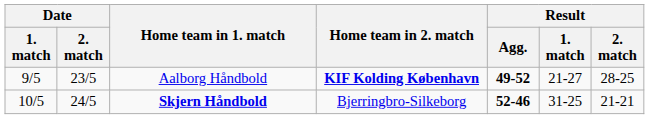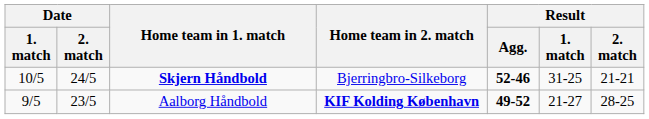rows swapped: (213, 78) <-> (213, 101)
